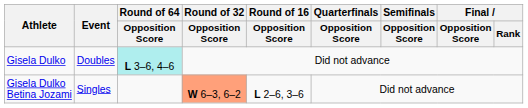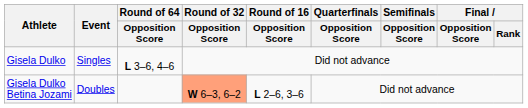(96, 61) Doubles -> (94, 61) Singles
(150, 67) paleturquoise background -> (150, 67) no background
(94, 89) Singles -> (96, 89) Doubles
